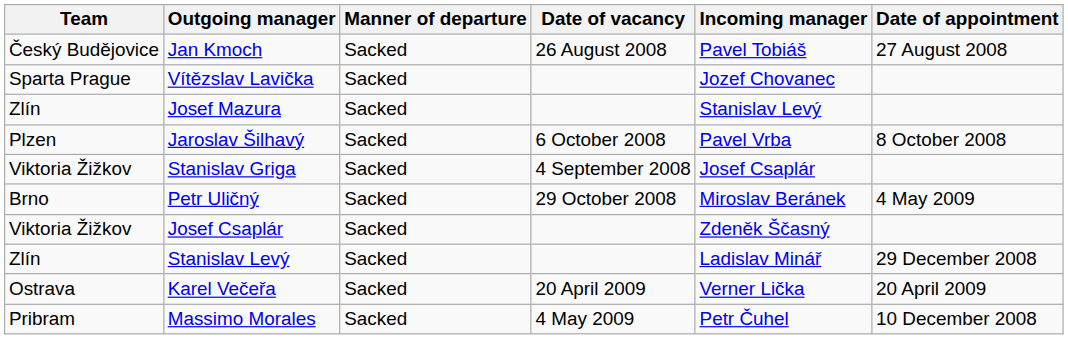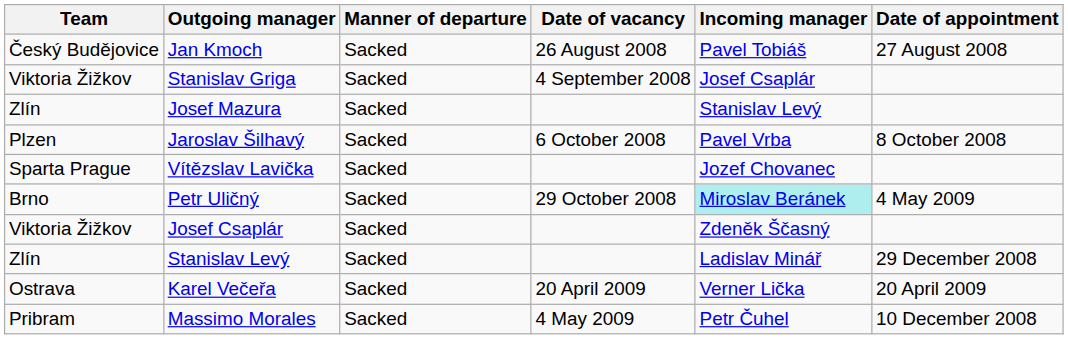rows swapped: (232, 169) <-> (241, 79)
(772, 199) no background -> (772, 199) paleturquoise background
